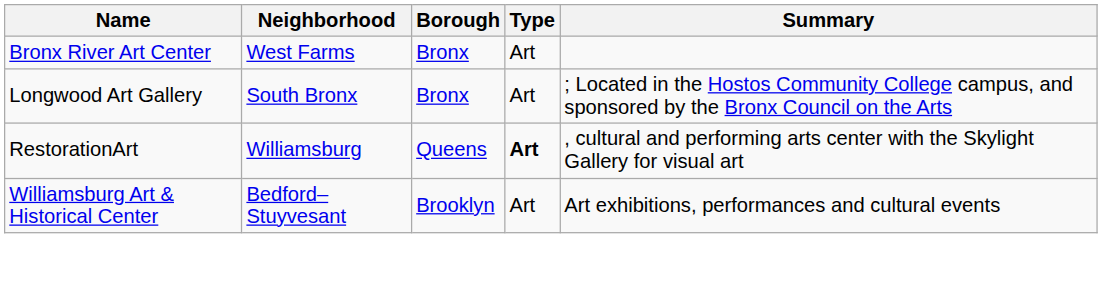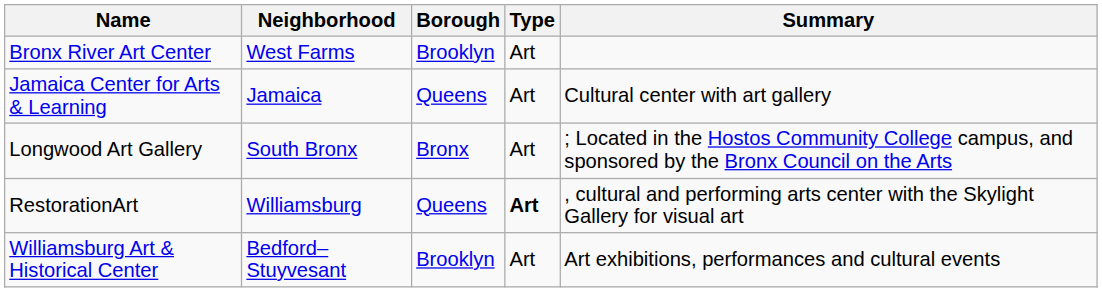(443, 52) Bronx -> (455, 52) Brooklyn
+ row: (115, 95)
